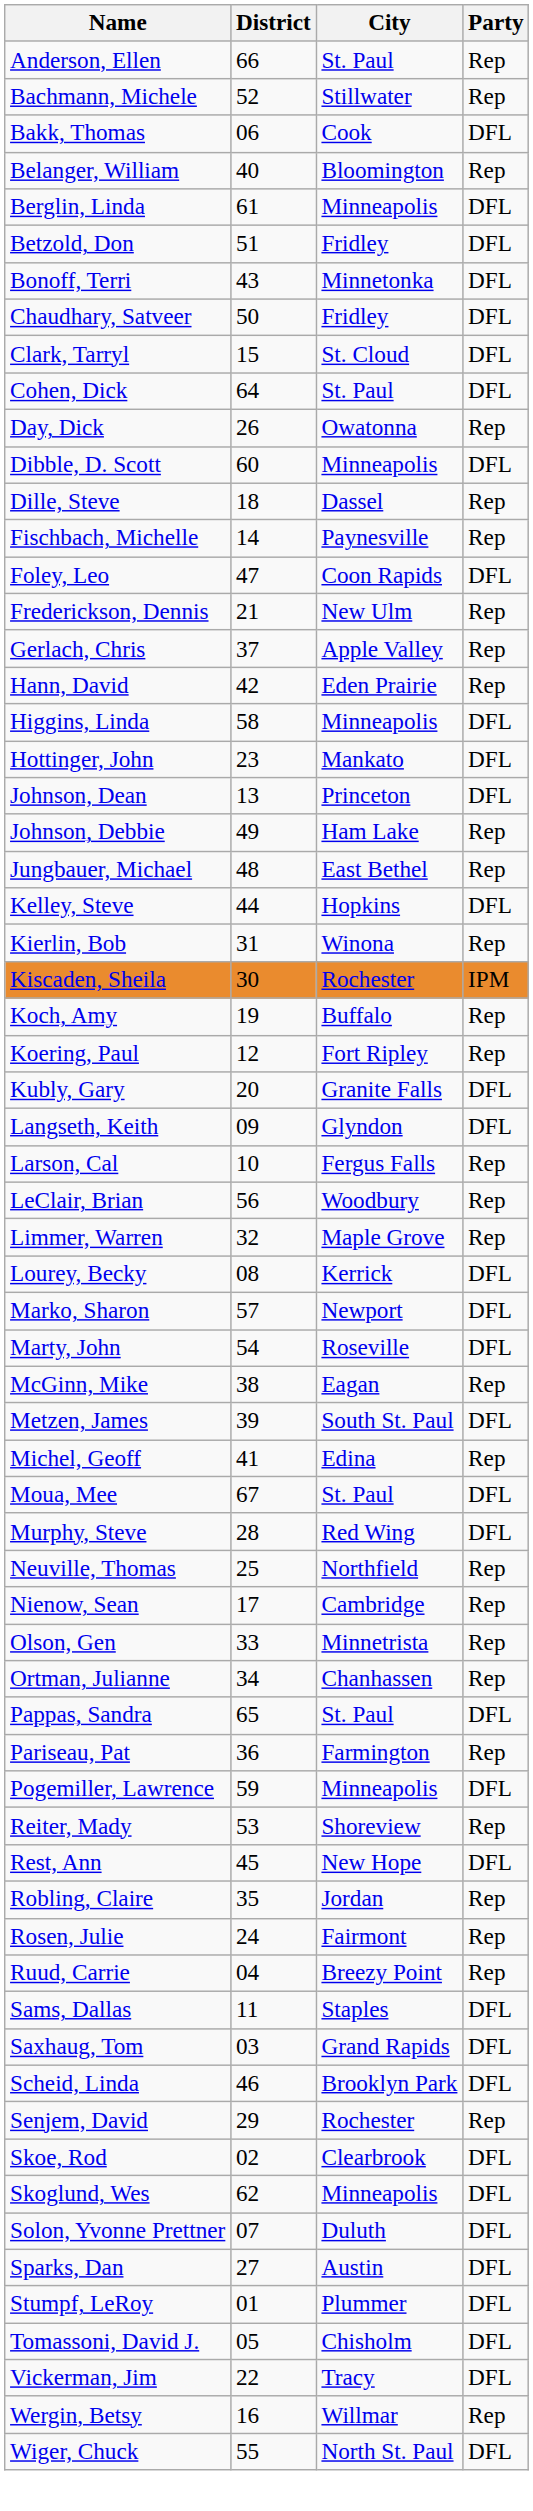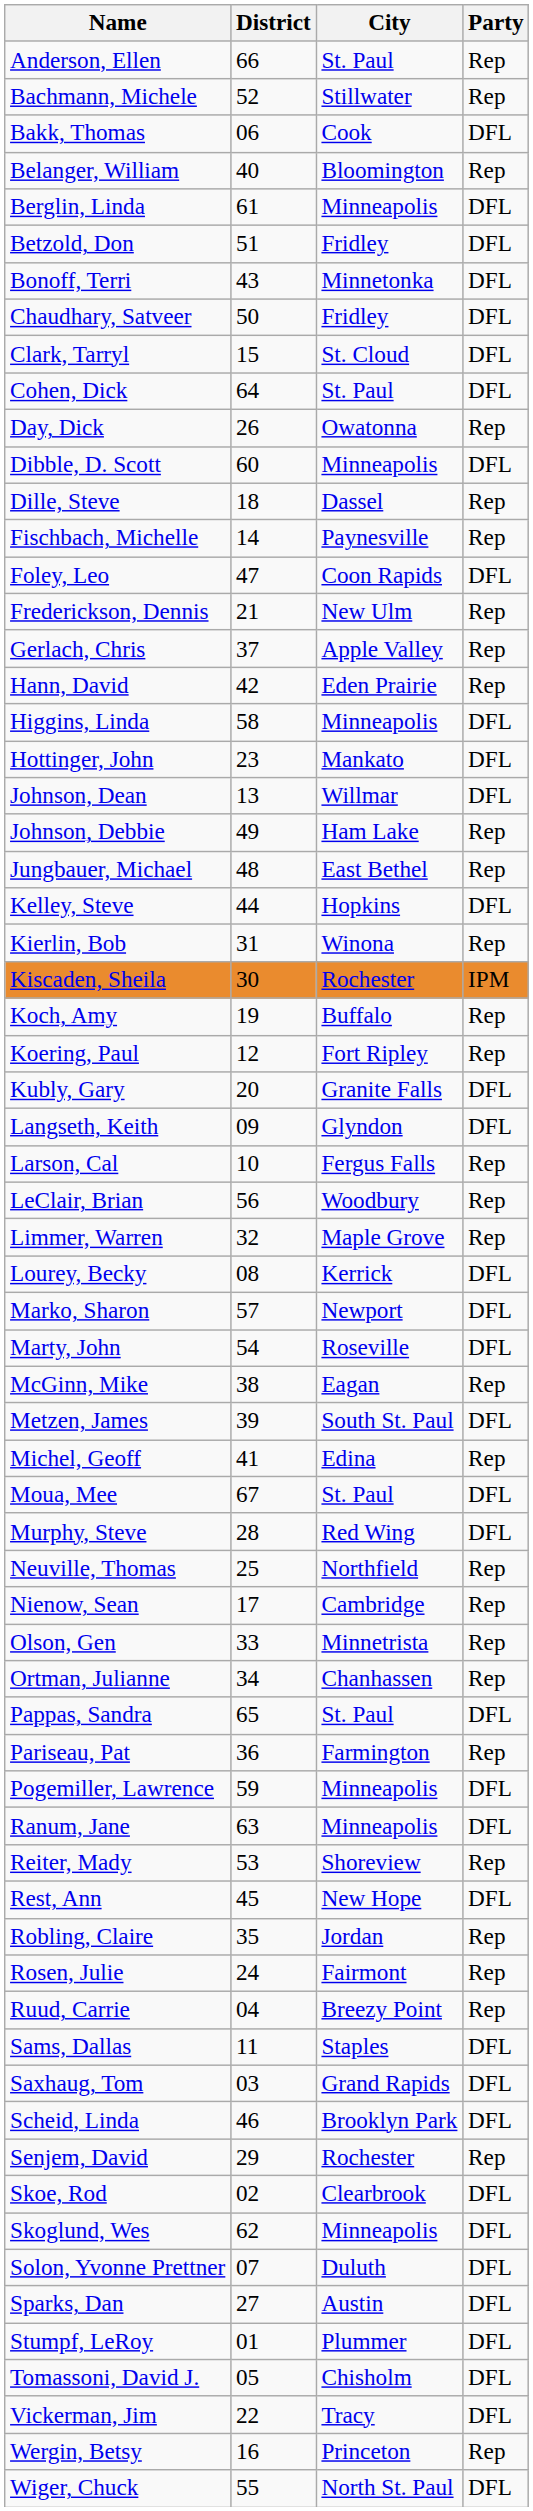(366, 795) Princeton -> (360, 795) Willmar
+ row: (70, 1825)
(360, 2414) Willmar -> (366, 2451) Princeton
